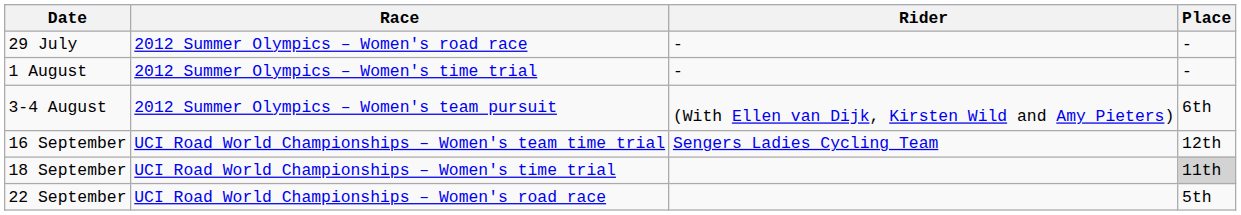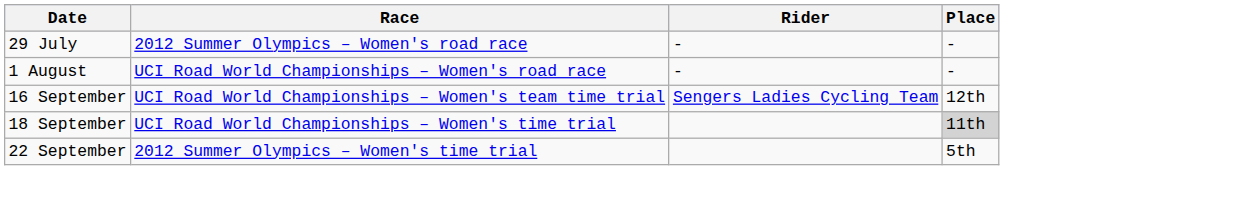(336, 71) 2012 Summer Olympics – Women's time trial -> (370, 71) UCI Road World Championships – Women's road race
- row: (58, 108)
(370, 197) UCI Road World Championships – Women's road race -> (336, 151) 2012 Summer Olympics – Women's time trial
